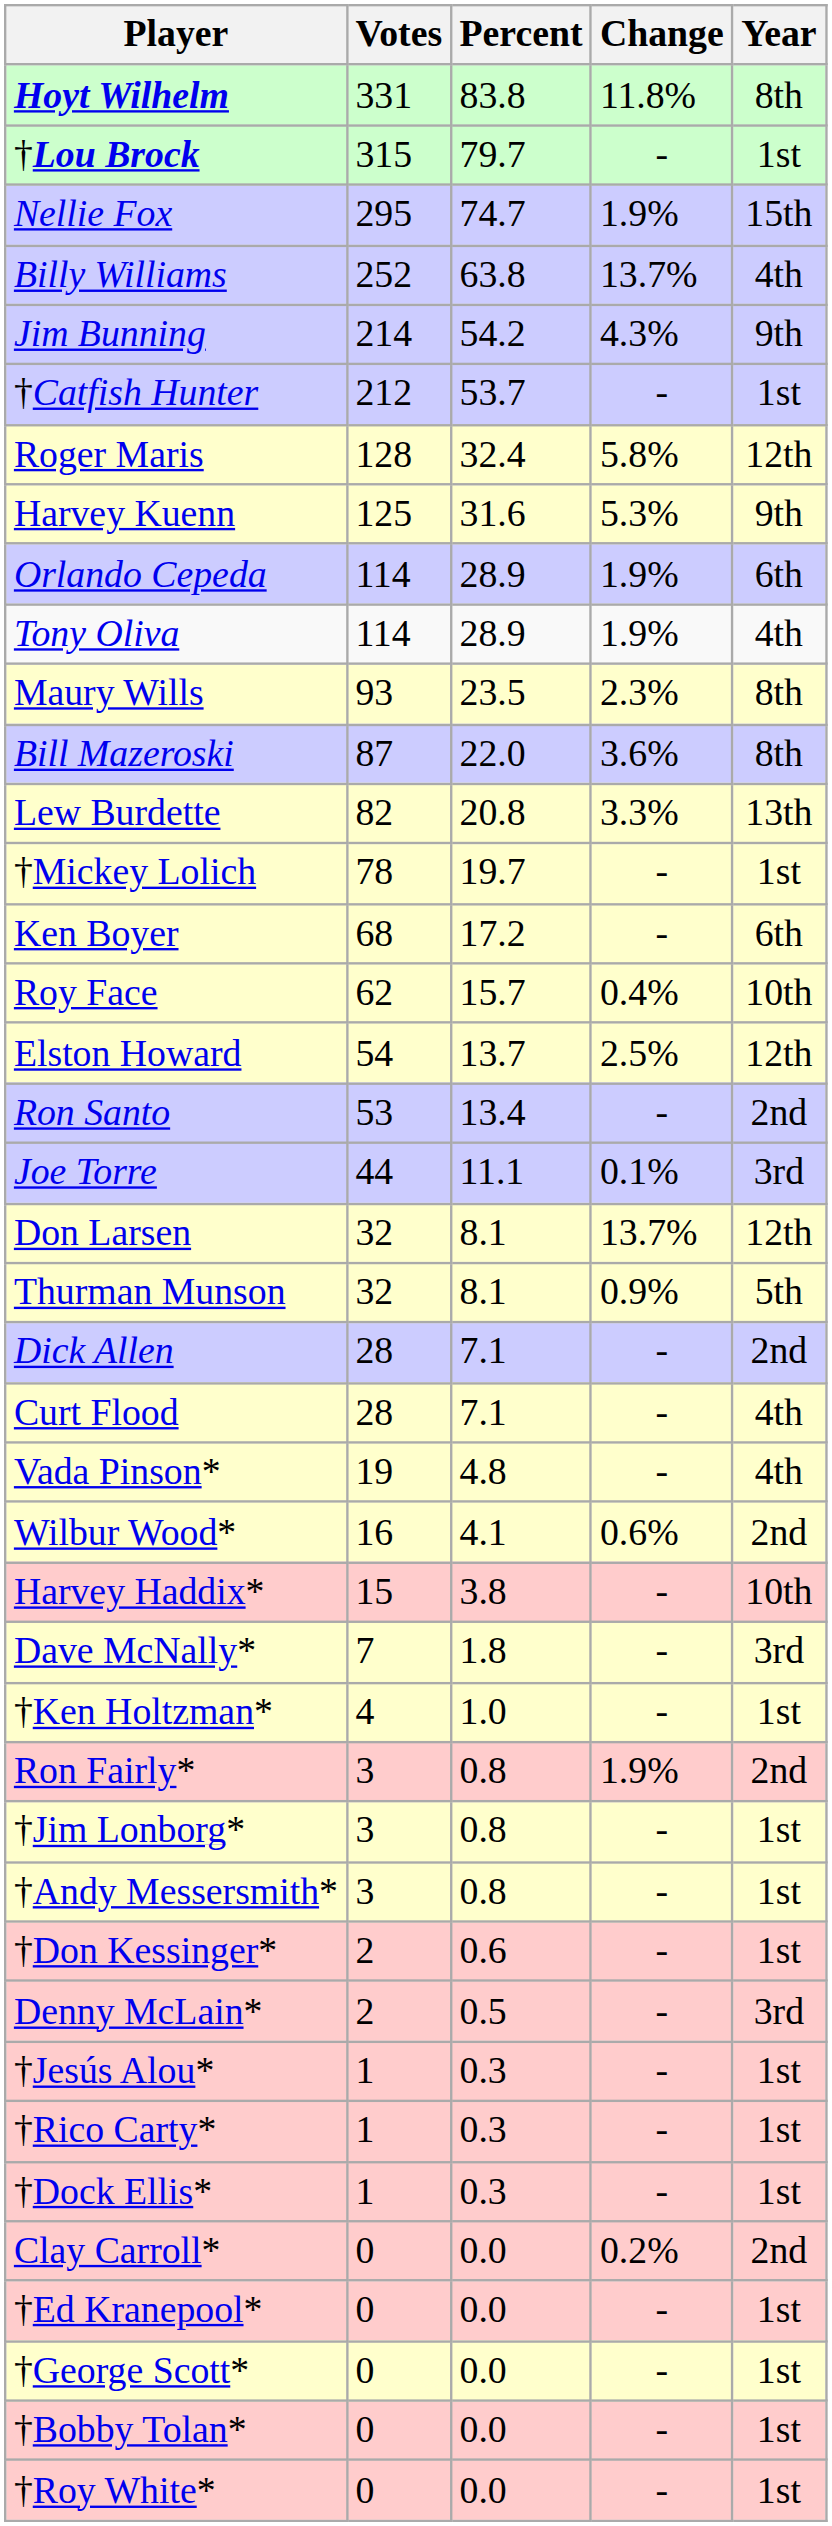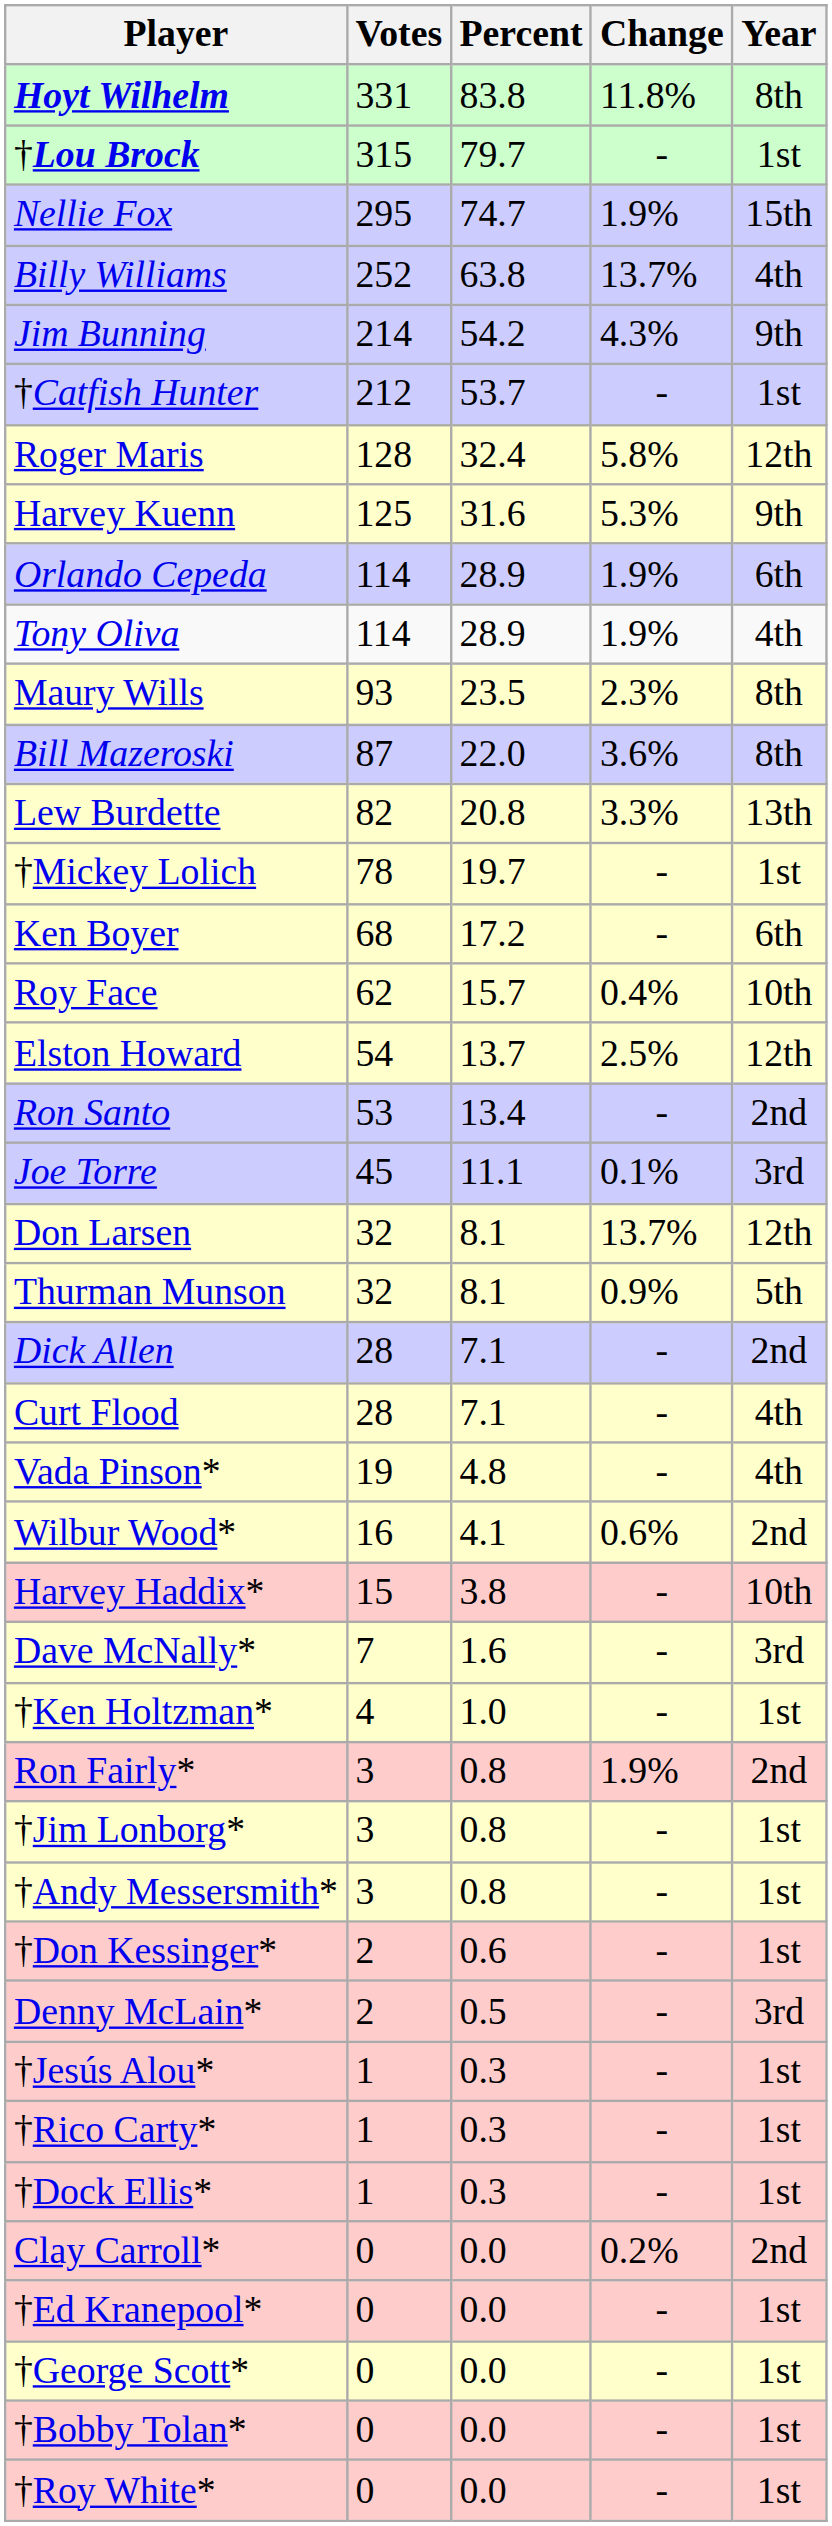(374, 1172) 44 -> (374, 1172) 45
(483, 1651) 1.8 -> (483, 1651) 1.6
